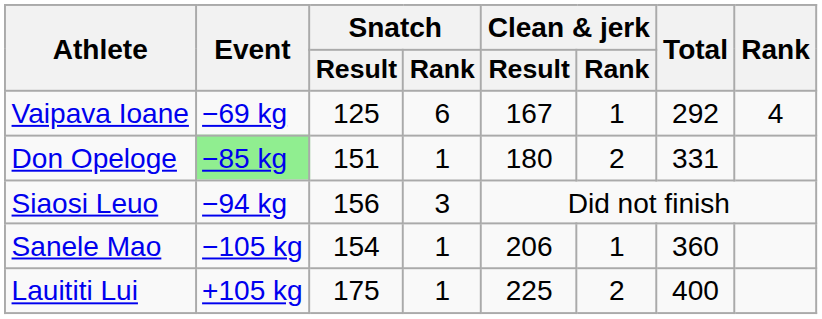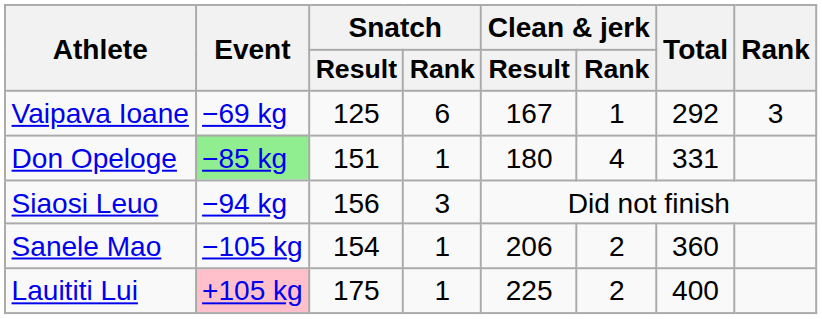(776, 114) 4 -> (776, 114) 3
(617, 158) 2 -> (617, 158) 4
(617, 247) 1 -> (617, 247) 2
(252, 291) no background -> (252, 291) pink background
